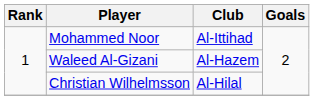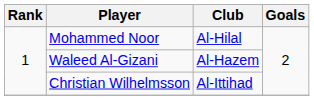(225, 38) Al-Ittihad -> (219, 38) Al-Hilal
(219, 83) Al-Hilal -> (225, 83) Al-Ittihad
